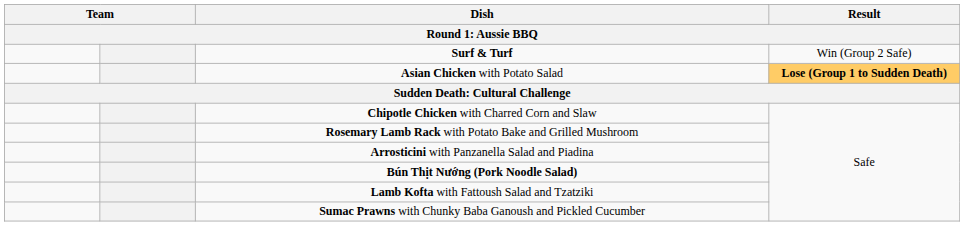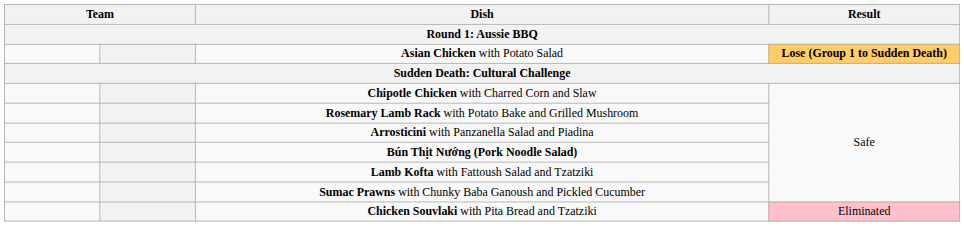- row: (482, 54)
+ row: (482, 211)
